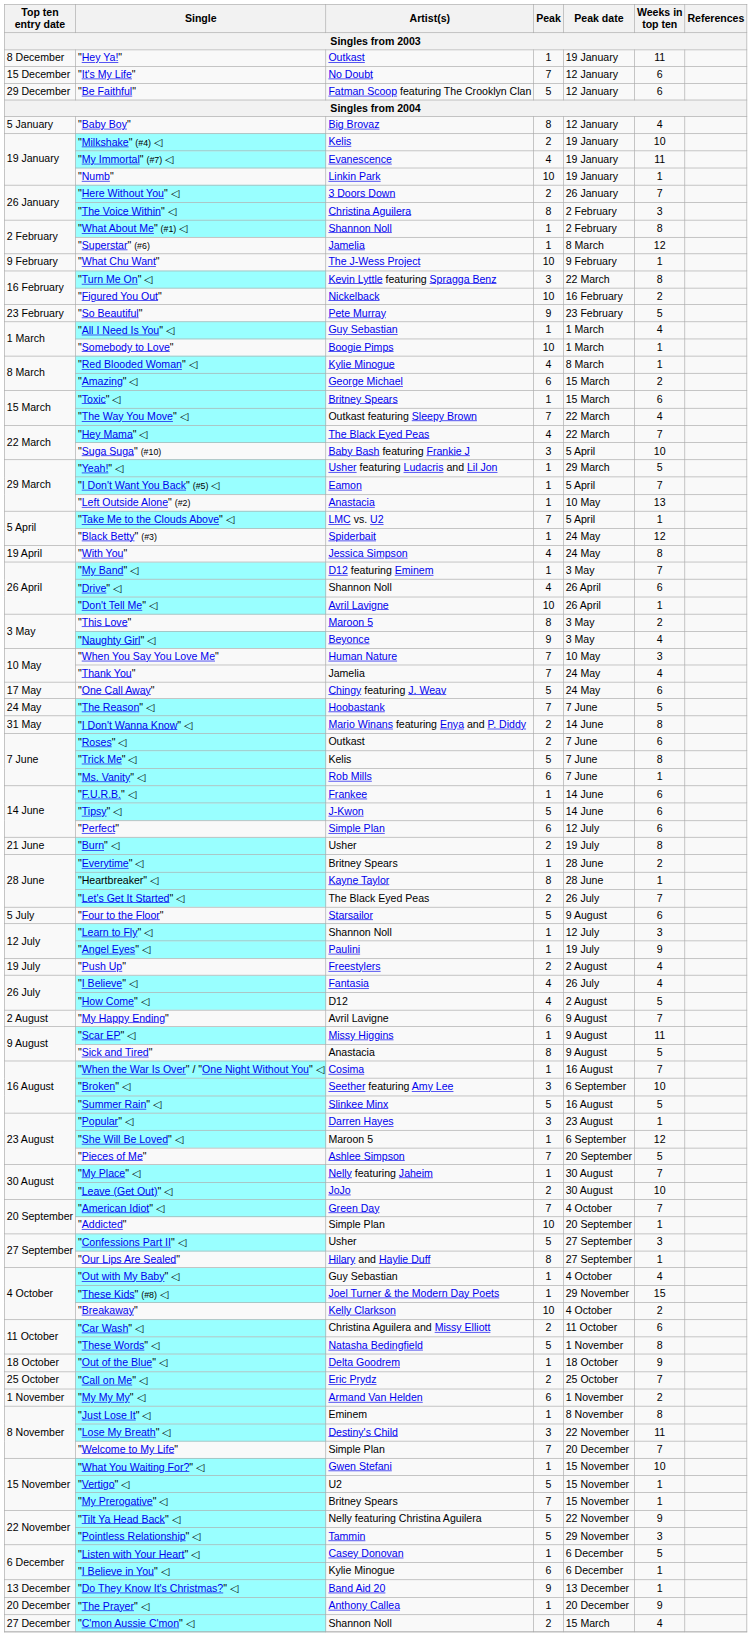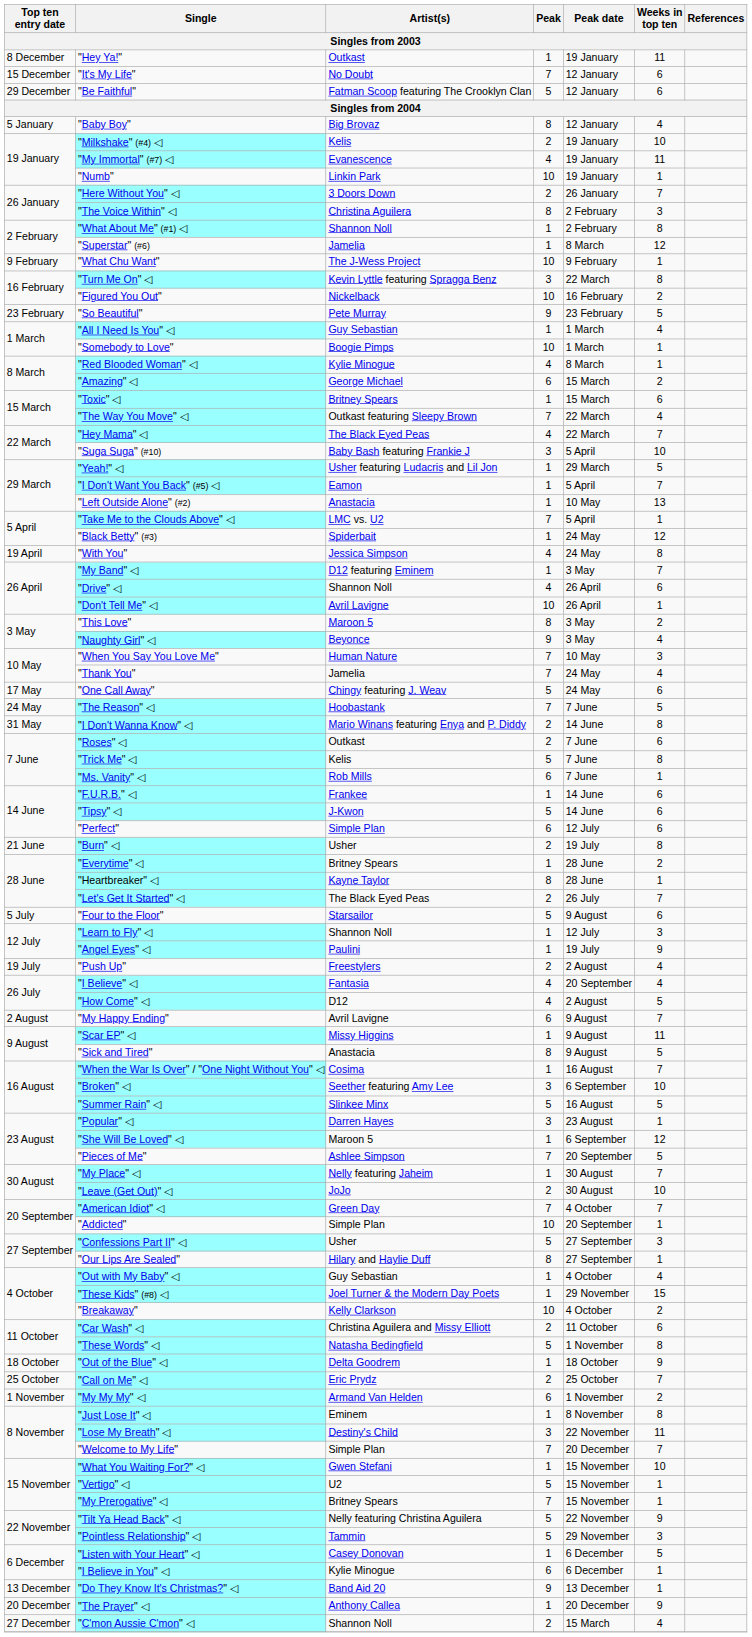(582, 984) 26 July -> (599, 984) 20 September
